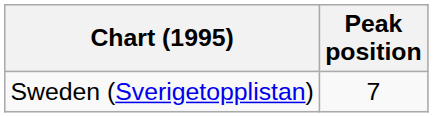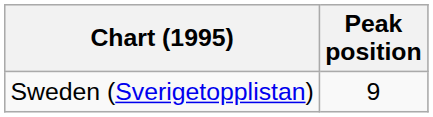(373, 91) 7 -> (373, 91) 9
